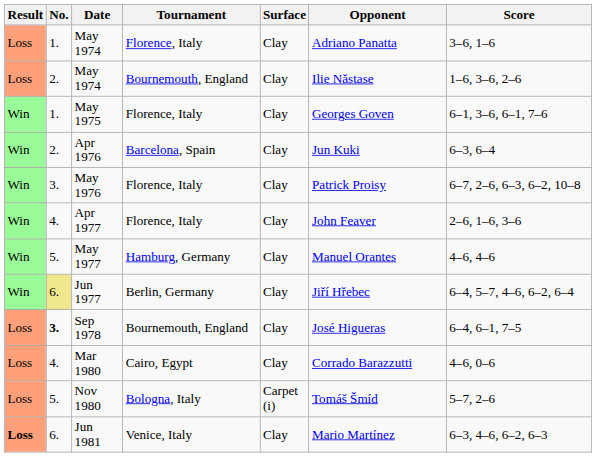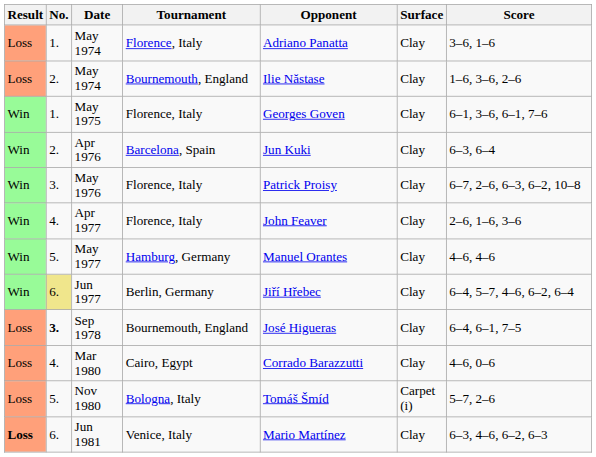columns swapped: (284, 14) <-> (378, 14)
